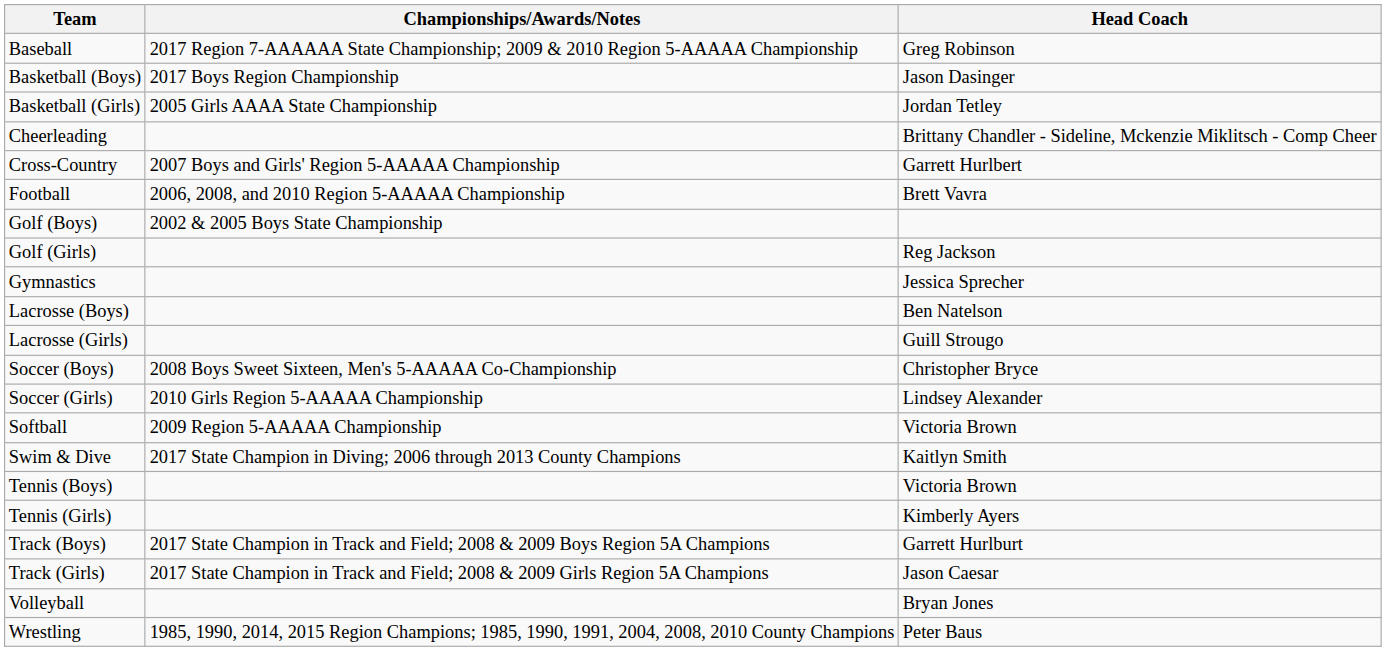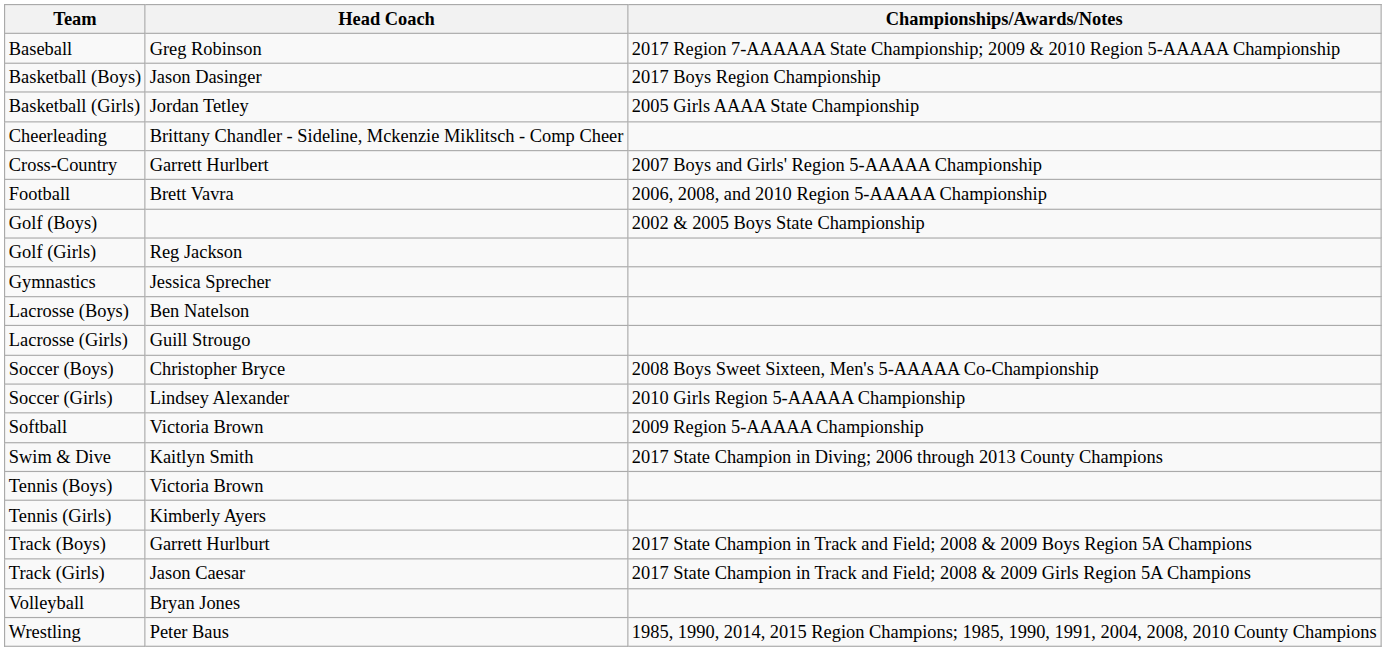columns swapped: (1140, 19) <-> (522, 19)
